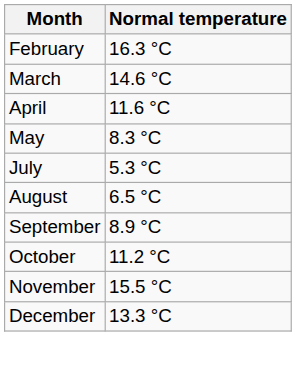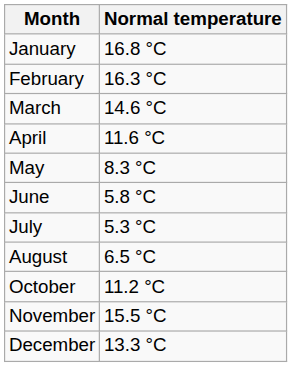+ row: (42, 49)
+ row: (29, 197)
- row: (55, 227)
